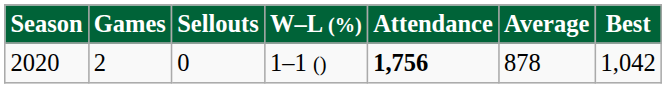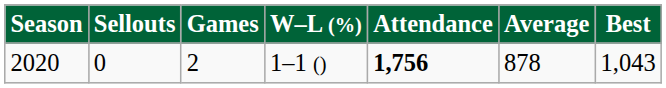columns swapped: (130, 23) <-> (218, 23)
(628, 62) 1,042 -> (628, 62) 1,043
